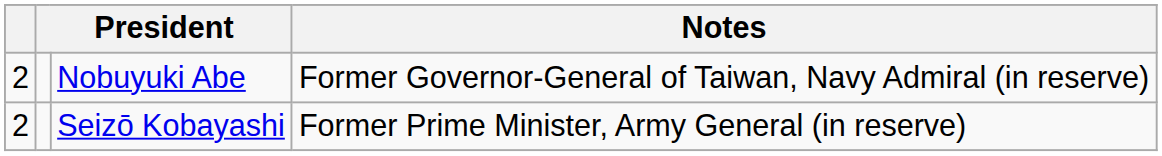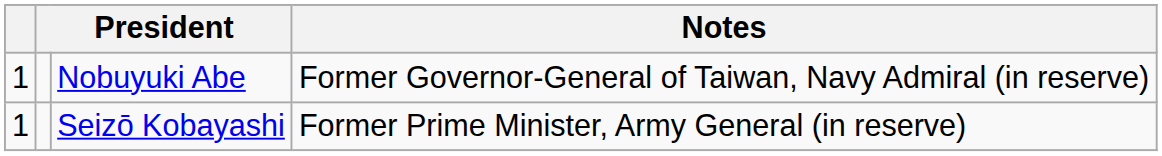(21, 77) 2 -> (21, 77) 1
(21, 125) 2 -> (21, 125) 1
